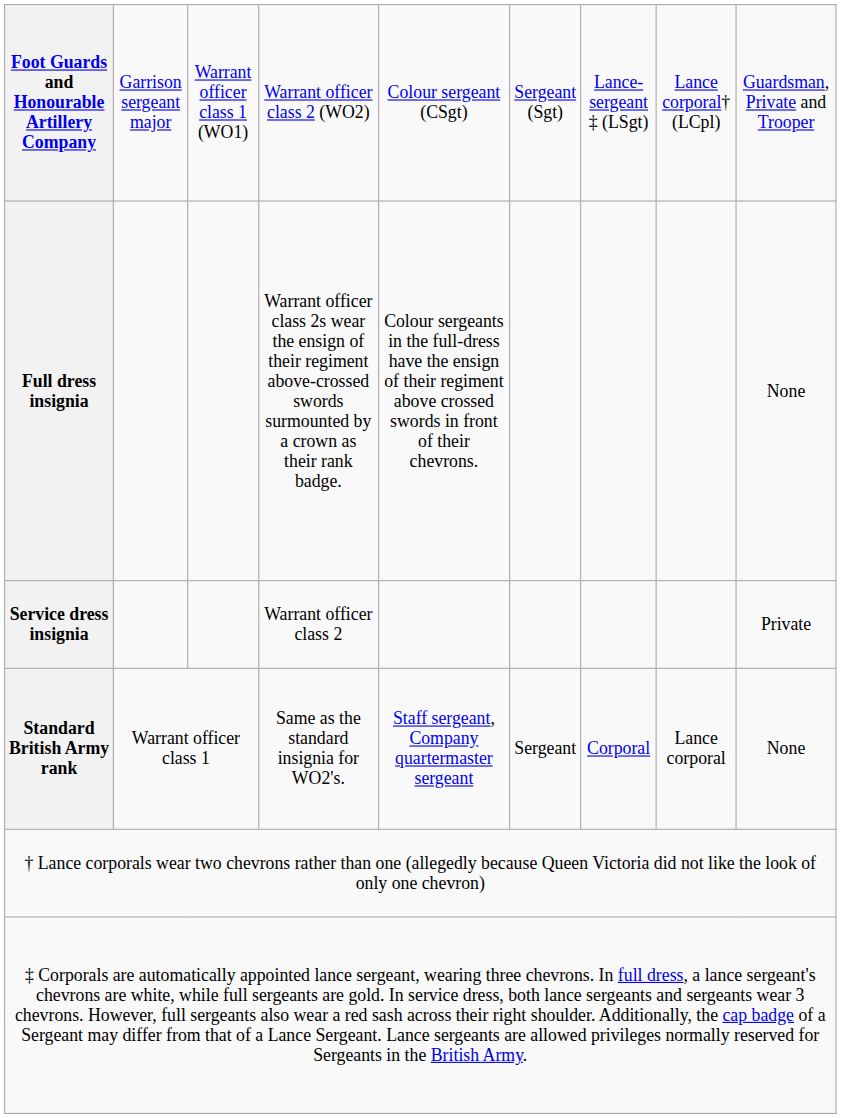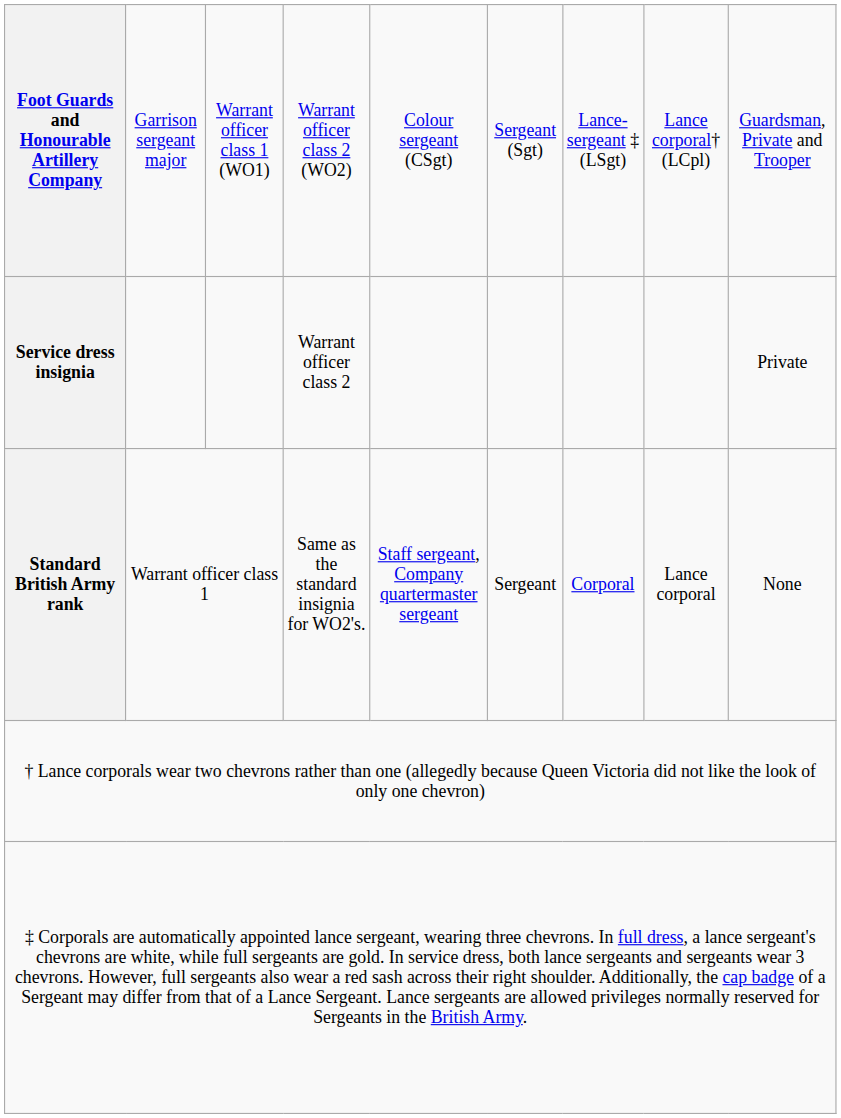- row: (59, 390)
